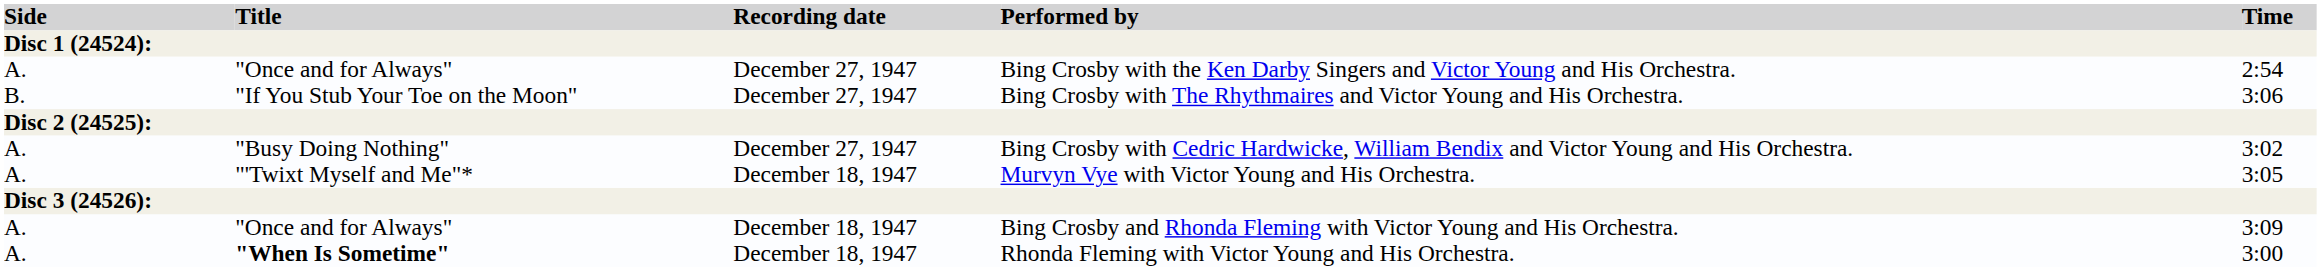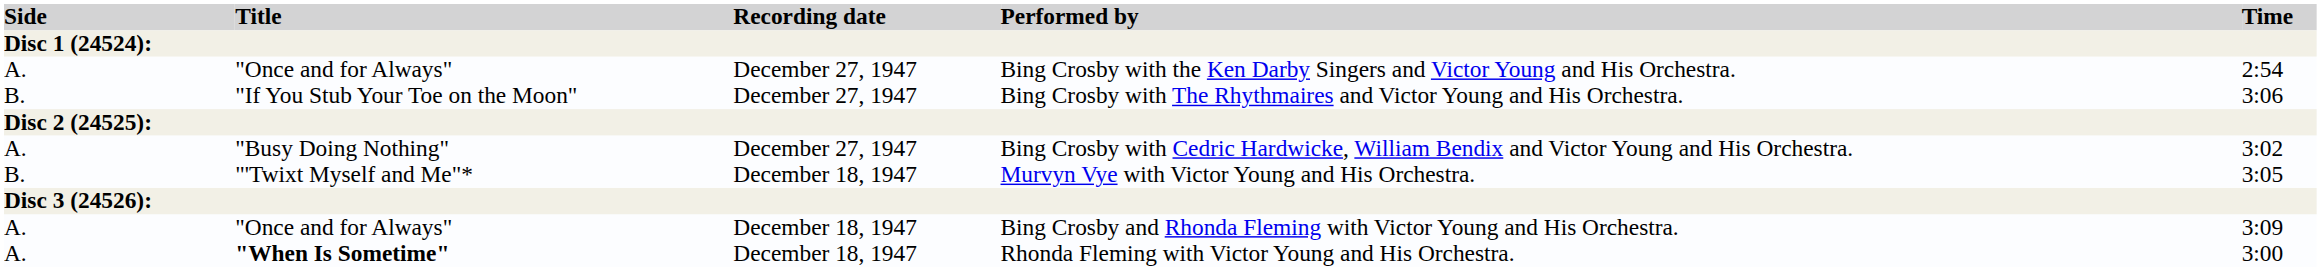(15, 174) A. -> (15, 174) B.
